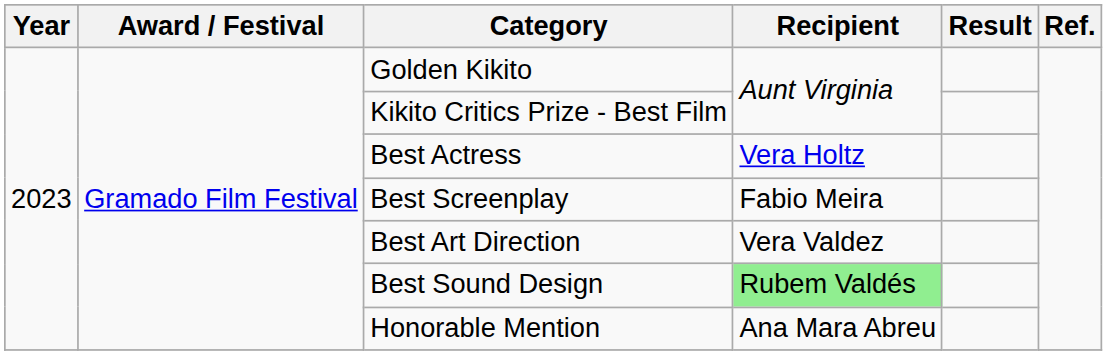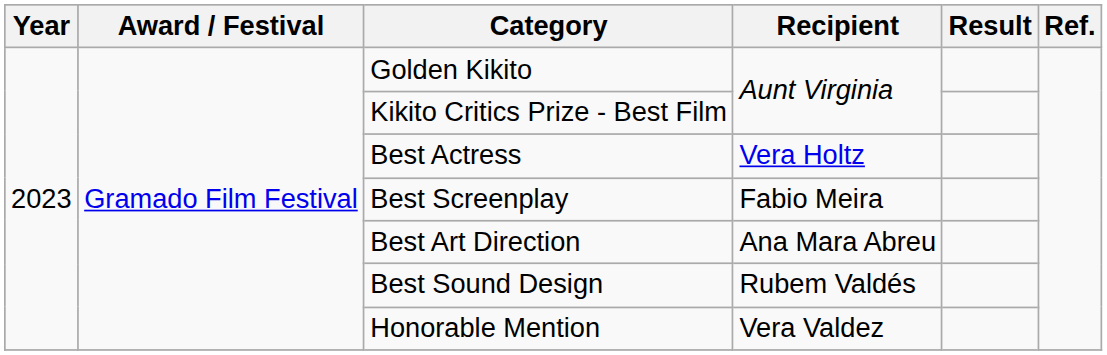(812, 241) Vera Valdez -> (838, 241) Ana Mara Abreu
(828, 284) lightgreen background -> (828, 284) no background
(838, 328) Ana Mara Abreu -> (812, 328) Vera Valdez
